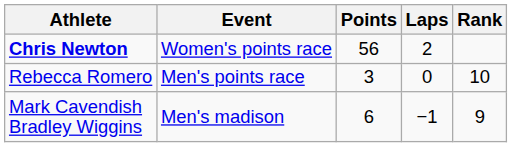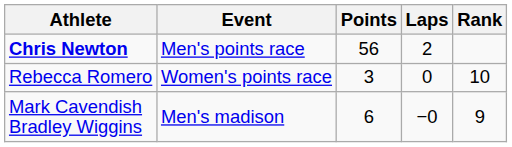(246, 49) Women's points race -> (233, 49) Men's points race
(233, 78) Men's points race -> (246, 78) Women's points race
(427, 117) −1 -> (427, 117) −0
